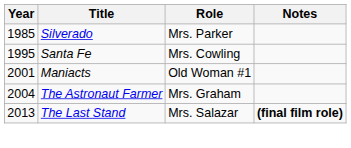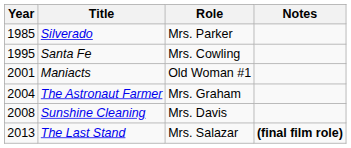+ row: (93, 113)
